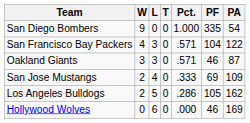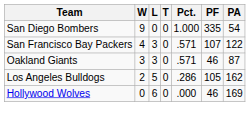(212, 45) 104 -> (212, 45) 107
- row: (52, 77)
